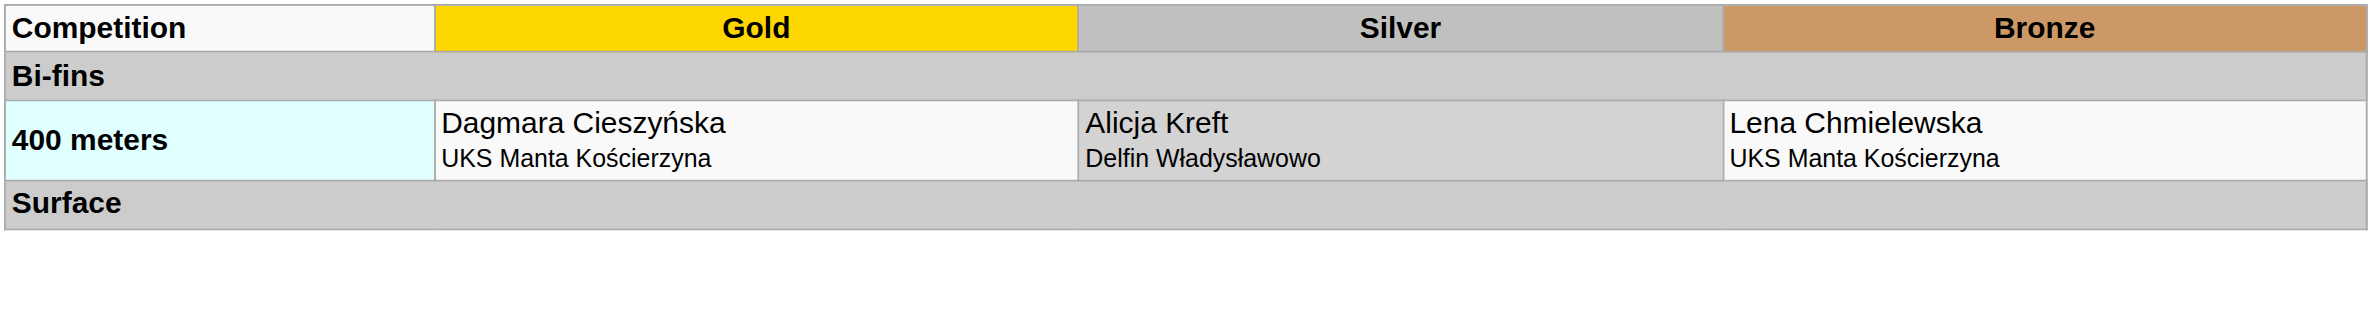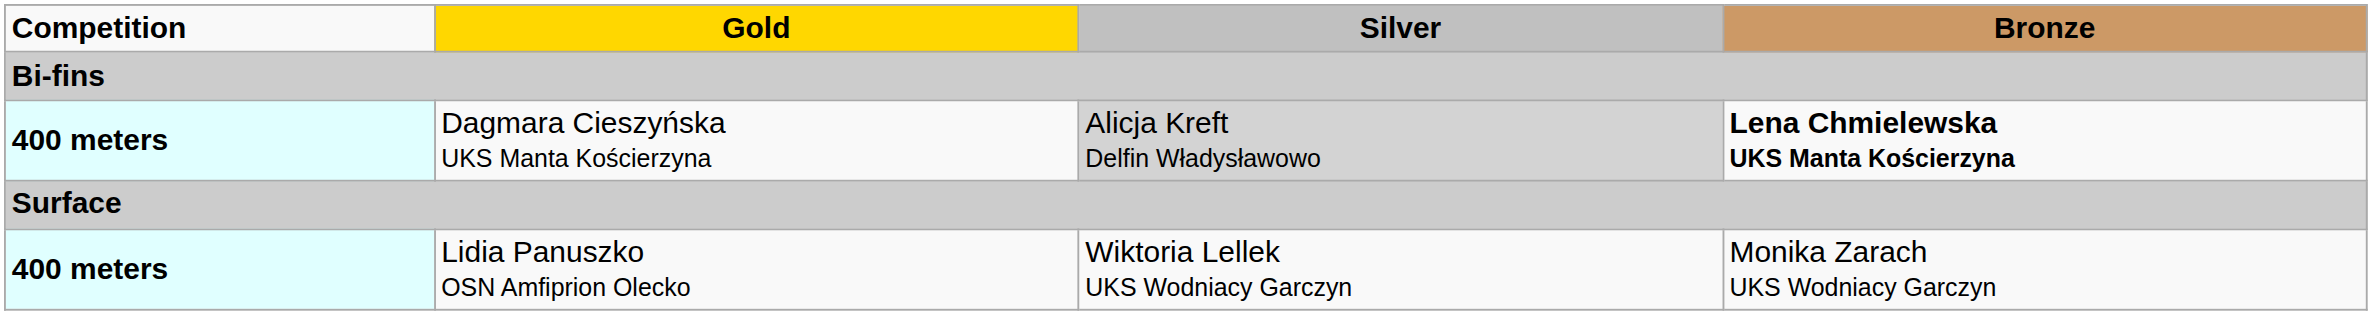(1865, 139) normal -> (1872, 139) bold
+ row: (566, 268)
